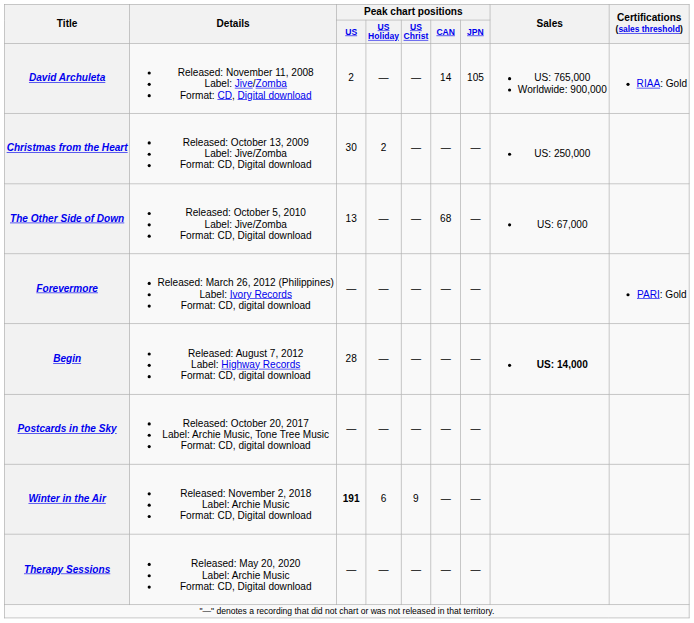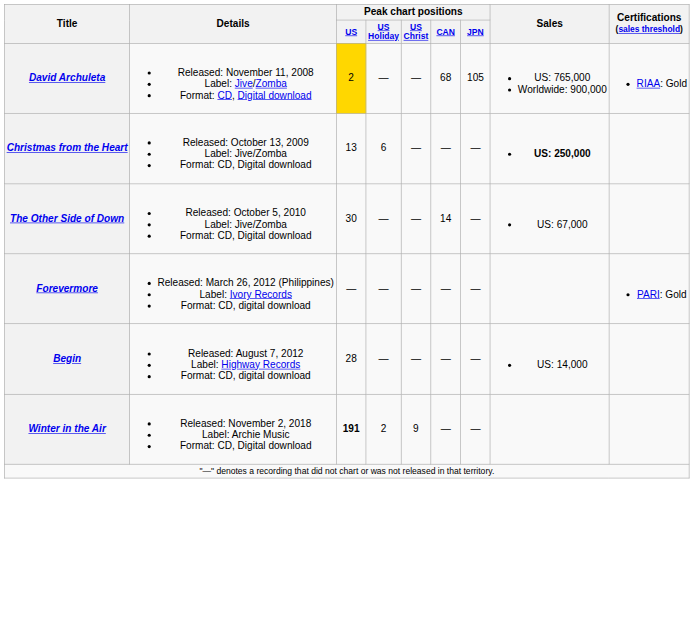(351, 78) no background -> (351, 78) gold background
(446, 78) 14 -> (446, 78) 68
(351, 148) 30 -> (351, 148) 13
(384, 148) 2 -> (384, 148) 6
(550, 154) normal -> (550, 154) bold
(351, 218) 13 -> (351, 218) 30
(446, 218) 68 -> (446, 218) 14
(550, 365) bold -> (550, 365) normal
- row: (67, 429)
(384, 499) 6 -> (384, 429) 2
- row: (67, 569)
